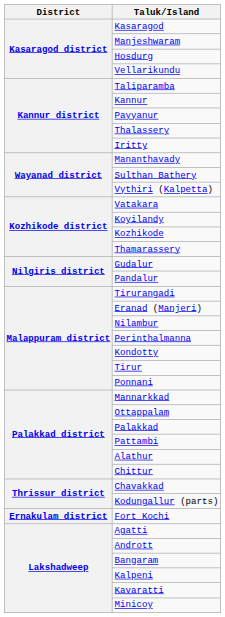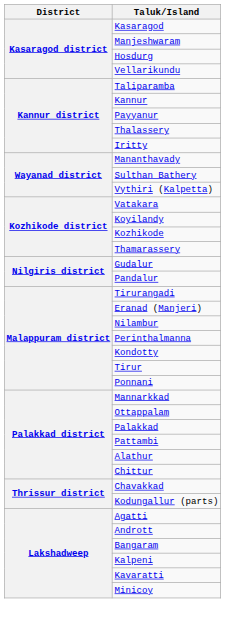- row: (142, 516)
